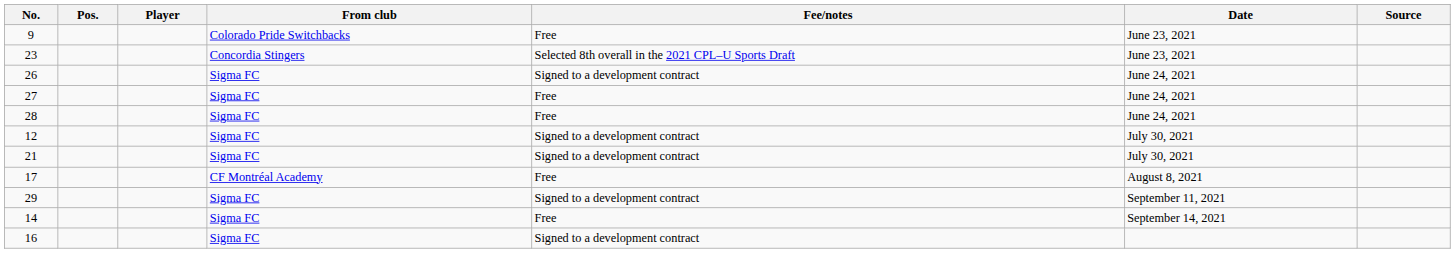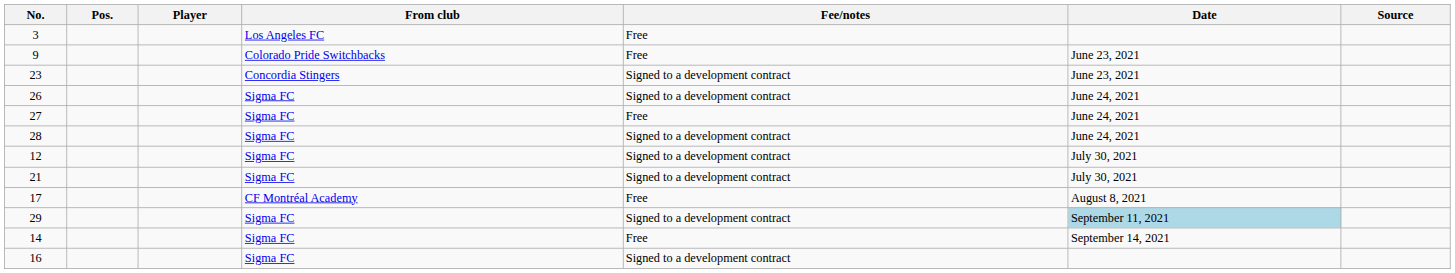+ row: (36, 35)
(665, 55) Selected 8th overall in the 2021 CPL–U Sports Draft -> (708, 75) Signed to a development contract
(546, 116) Free -> (708, 136) Signed to a development contract
(1176, 197) no background -> (1120, 217) lightblue background
